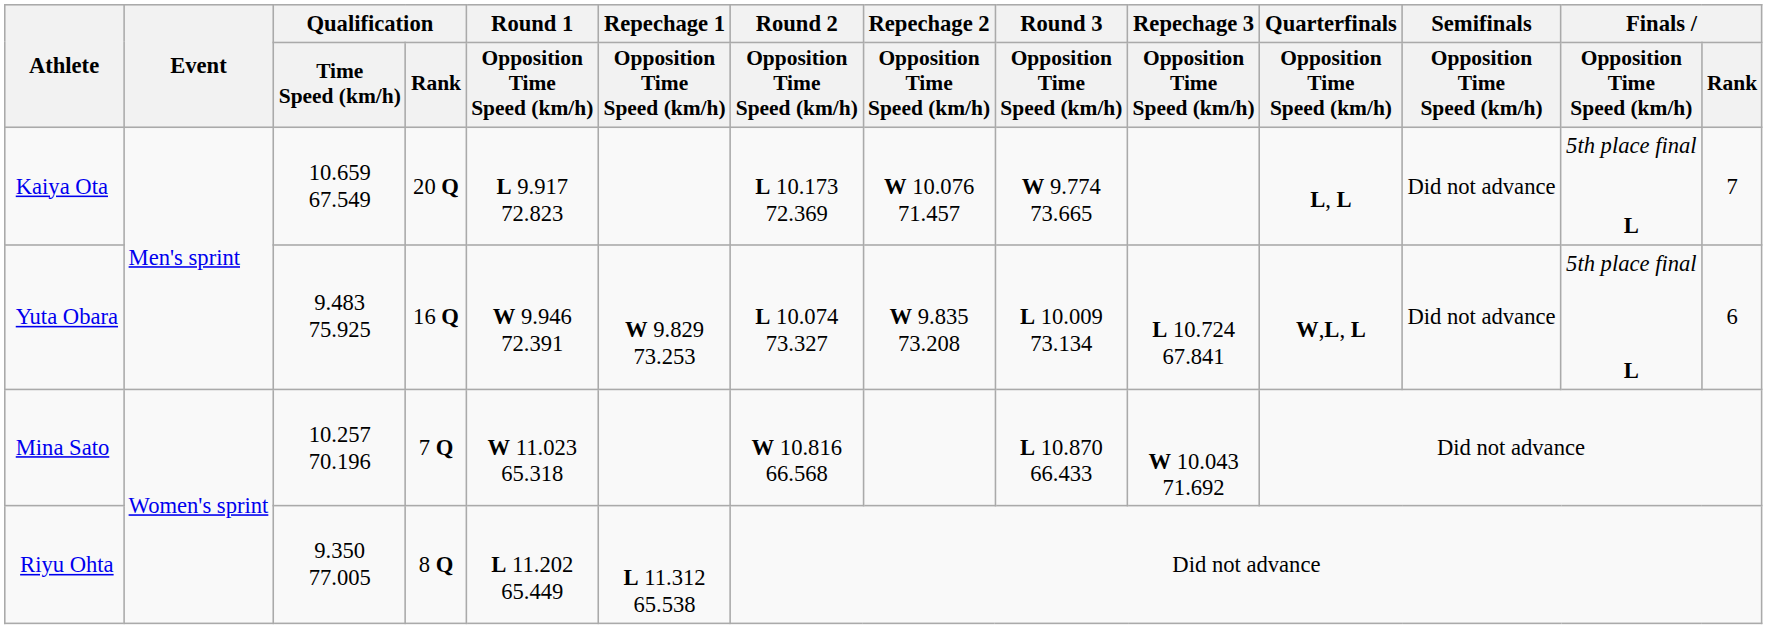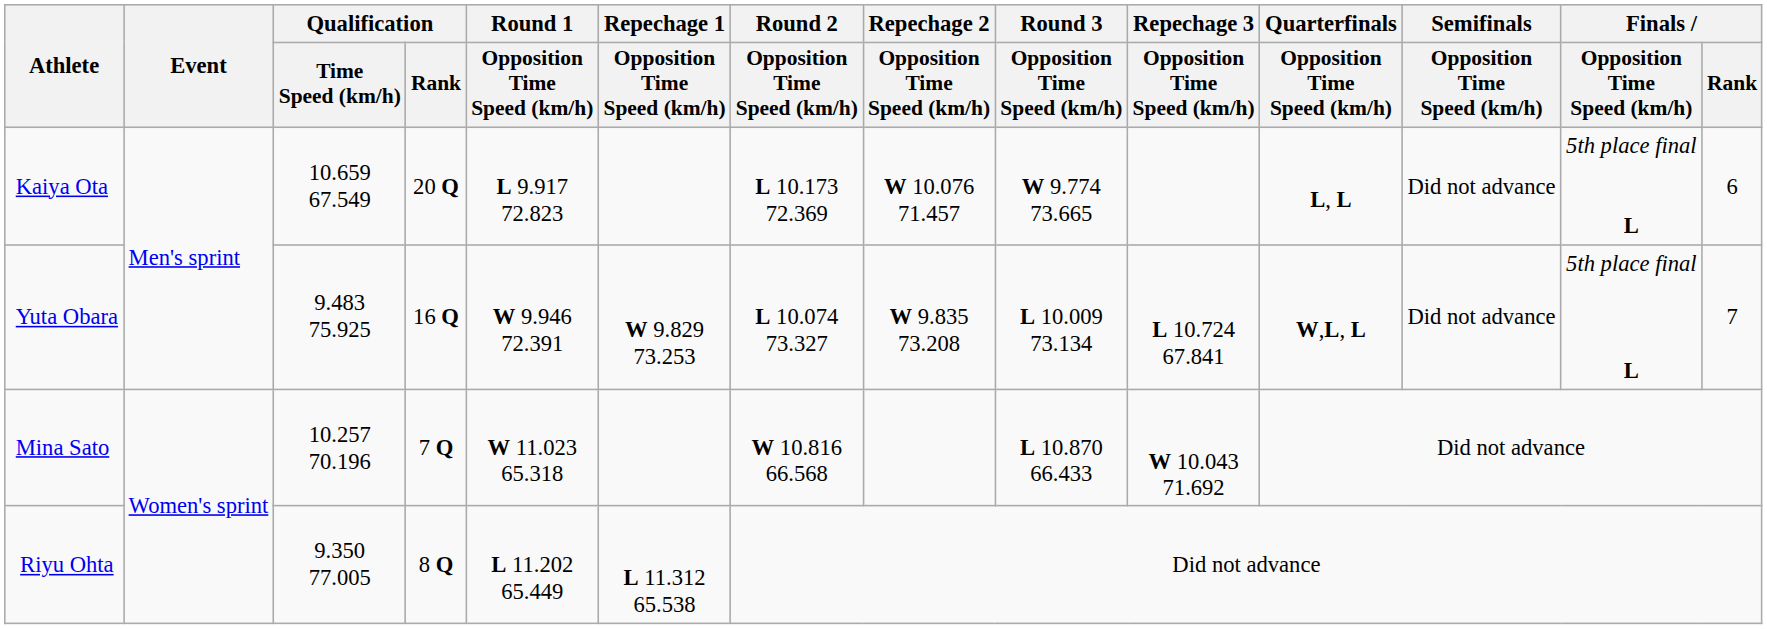(1732, 186) 7 -> (1732, 186) 6
(1732, 317) 6 -> (1732, 317) 7
